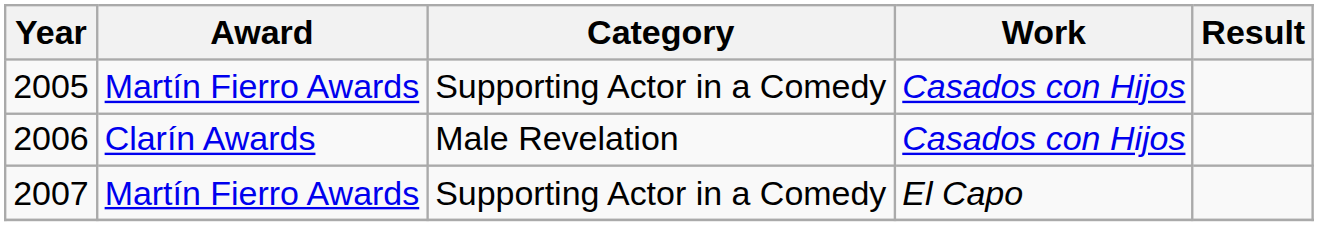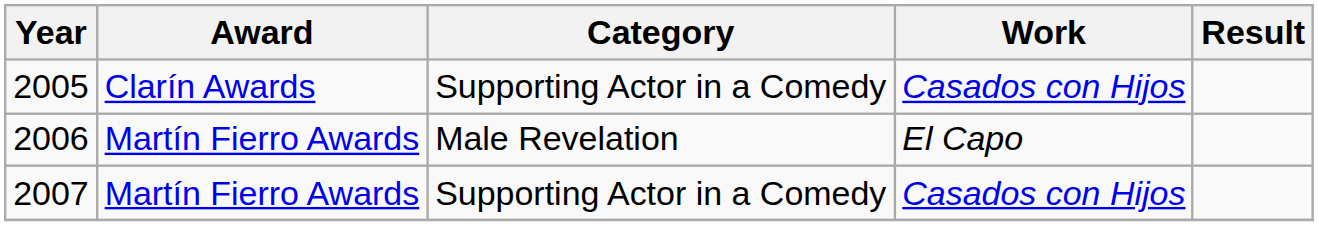(262, 86) Martín Fierro Awards -> (210, 86) Clarín Awards
(210, 140) Clarín Awards -> (262, 140) Martín Fierro Awards
(1044, 140) Casados con Hijos -> (963, 140) El Capo
(963, 193) El Capo -> (1044, 193) Casados con Hijos
